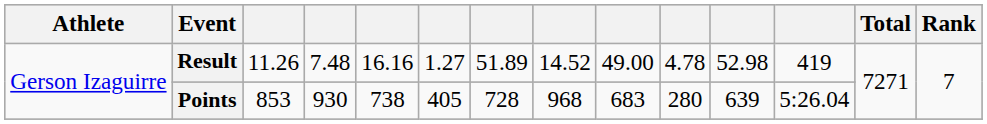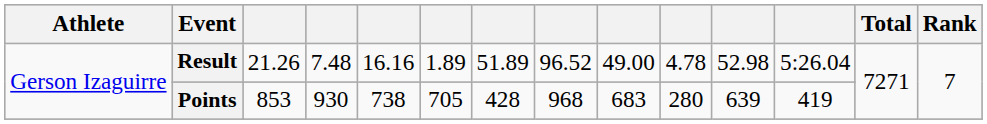(273, 62) 11.26 -> (274, 62) 21.26
(445, 62) 1.27 -> (445, 62) 1.89
(565, 62) 14.52 -> (566, 62) 96.52
(814, 62) 419 -> (815, 62) 5:26.04
(445, 100) 405 -> (445, 100) 705
(502, 100) 728 -> (503, 100) 428
(814, 100) 5:26.04 -> (815, 100) 419
